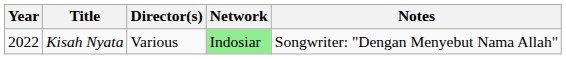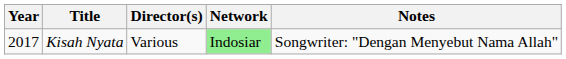(24, 41) 2022 -> (24, 41) 2017
